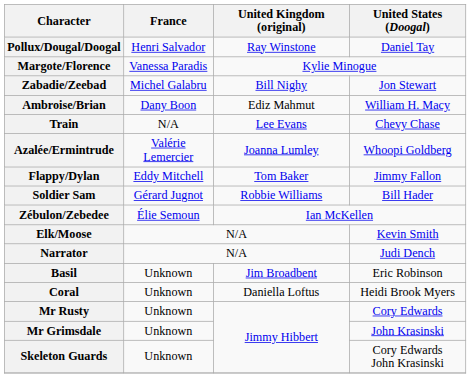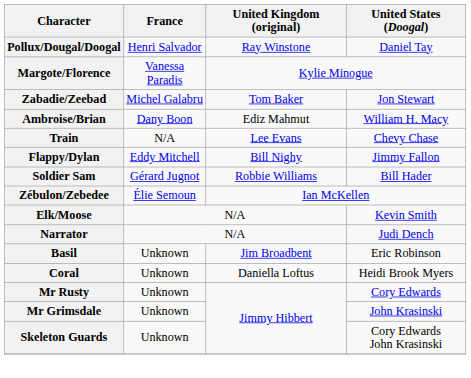(281, 85) Bill Nighy -> (276, 99) Tom Baker
- row: (64, 150)
(281, 176) Tom Baker -> (276, 157) Bill Nighy
